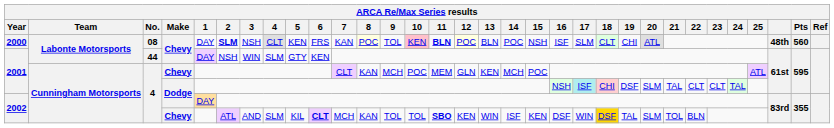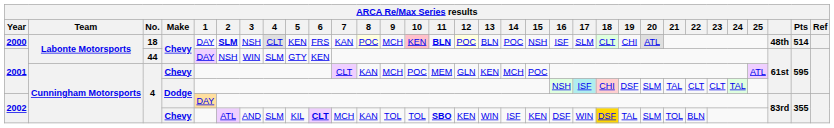(152, 41) 08 -> (152, 41) 18
(393, 41) TOL -> (393, 41) MCH
(801, 41) 560 -> (801, 41) 514
